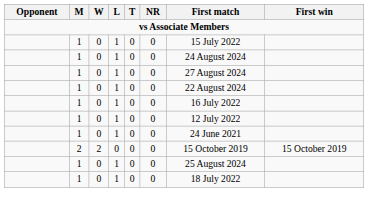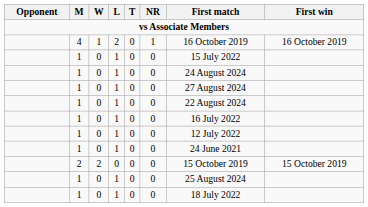+ row: (79, 42)
